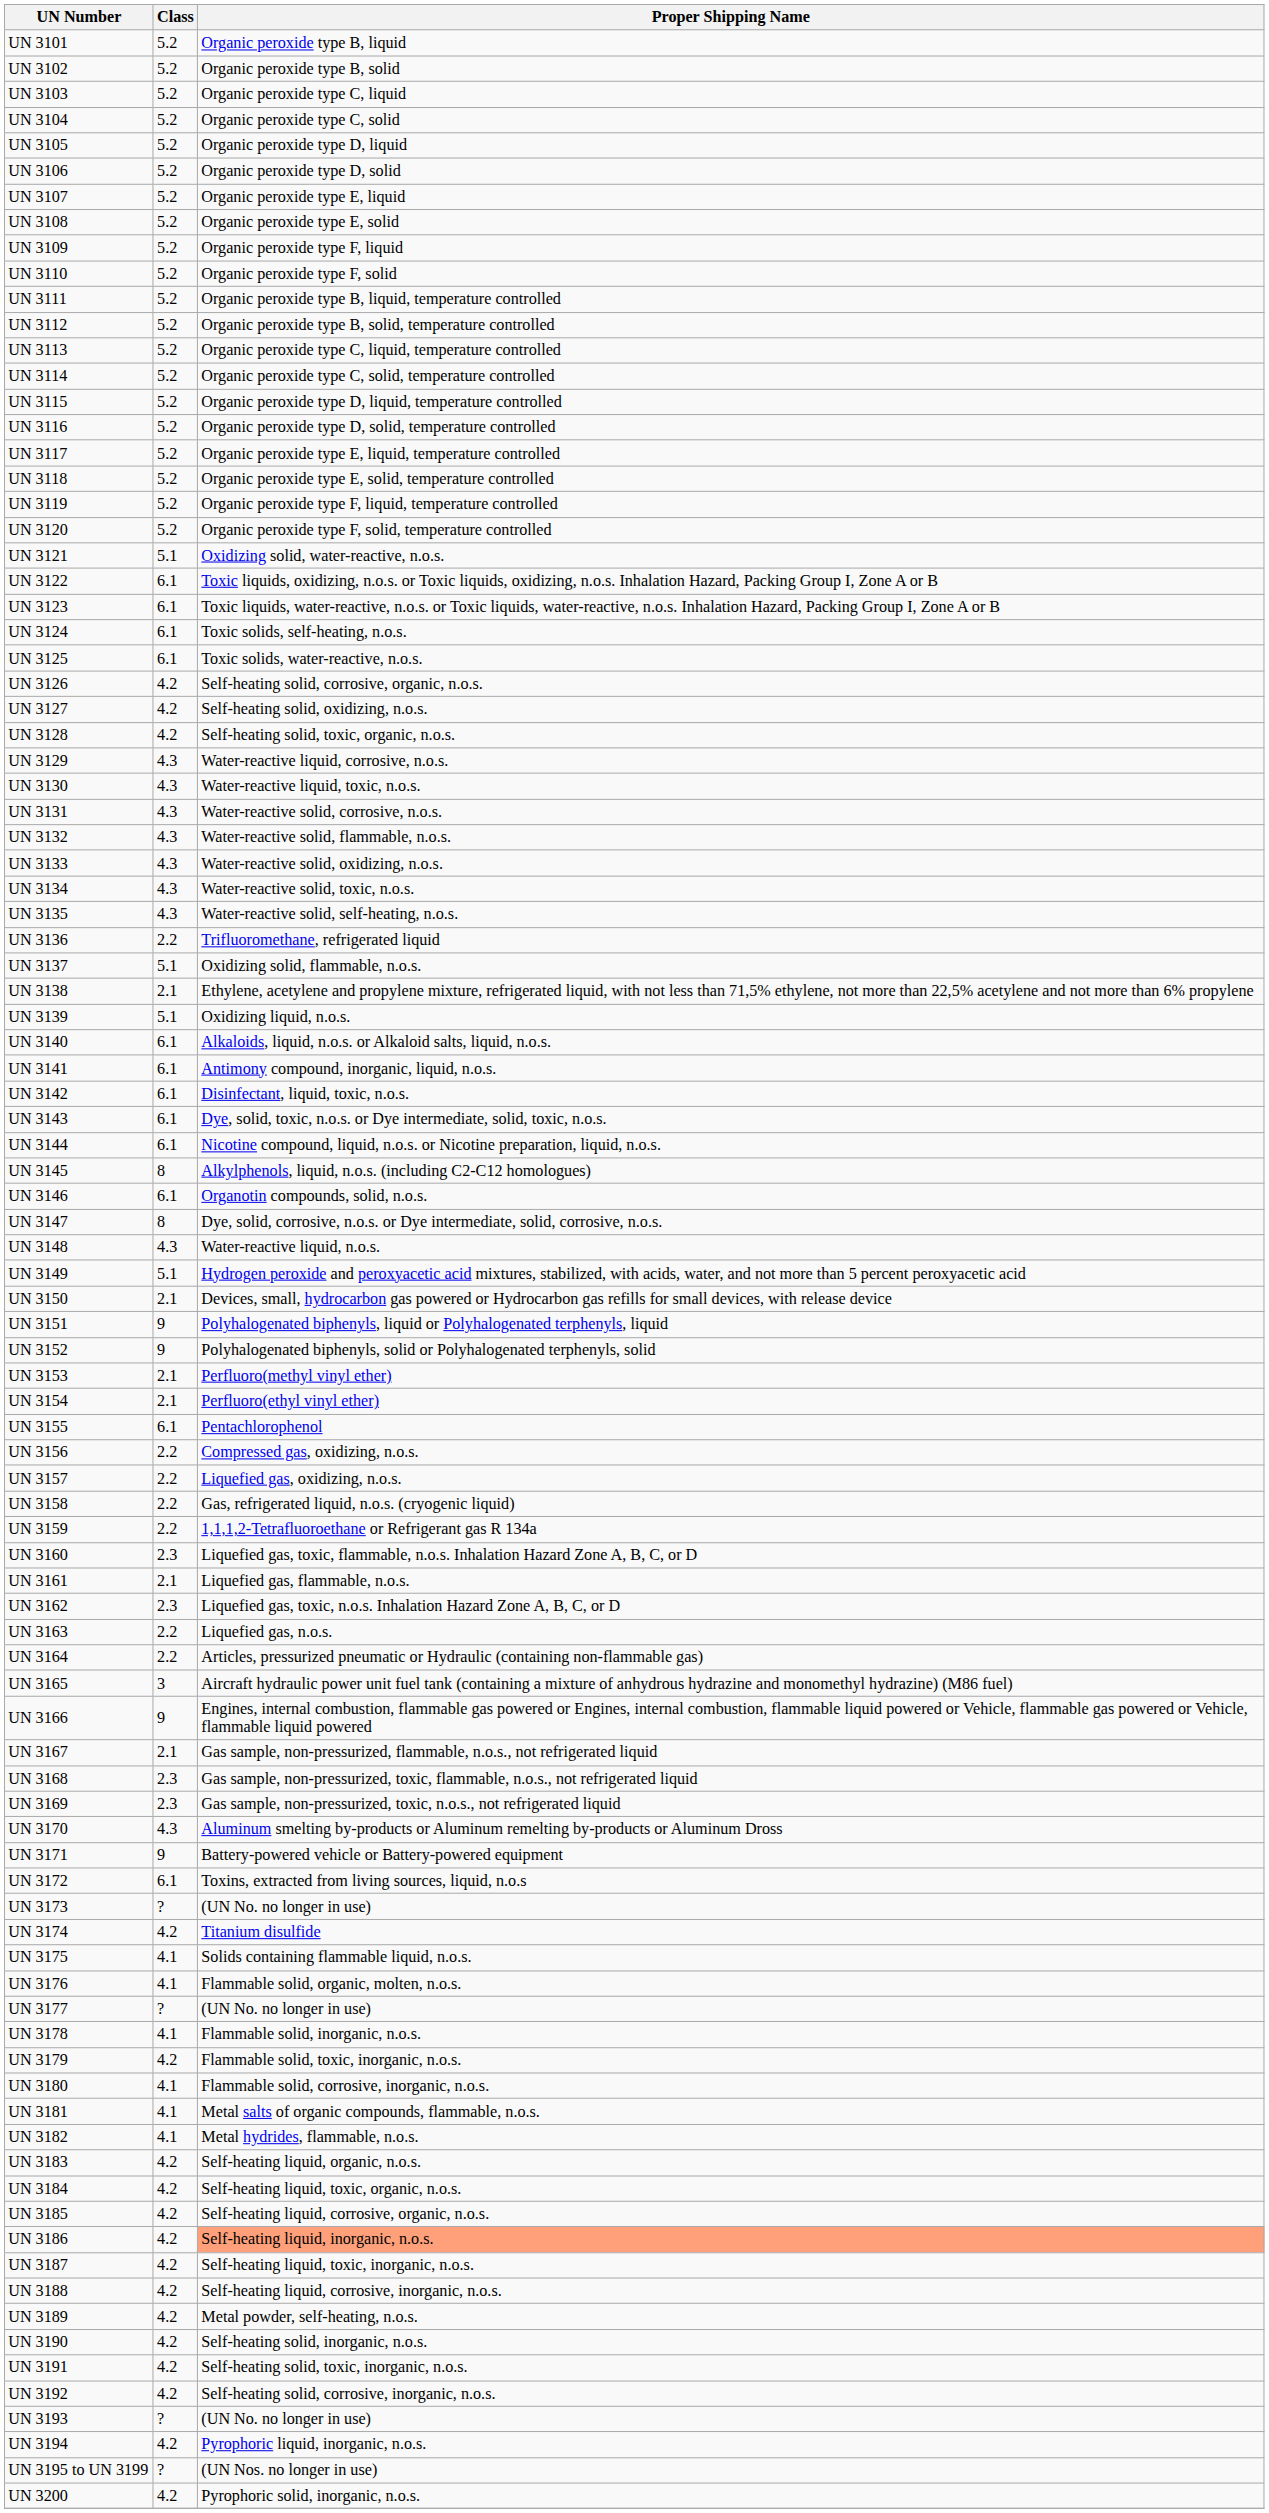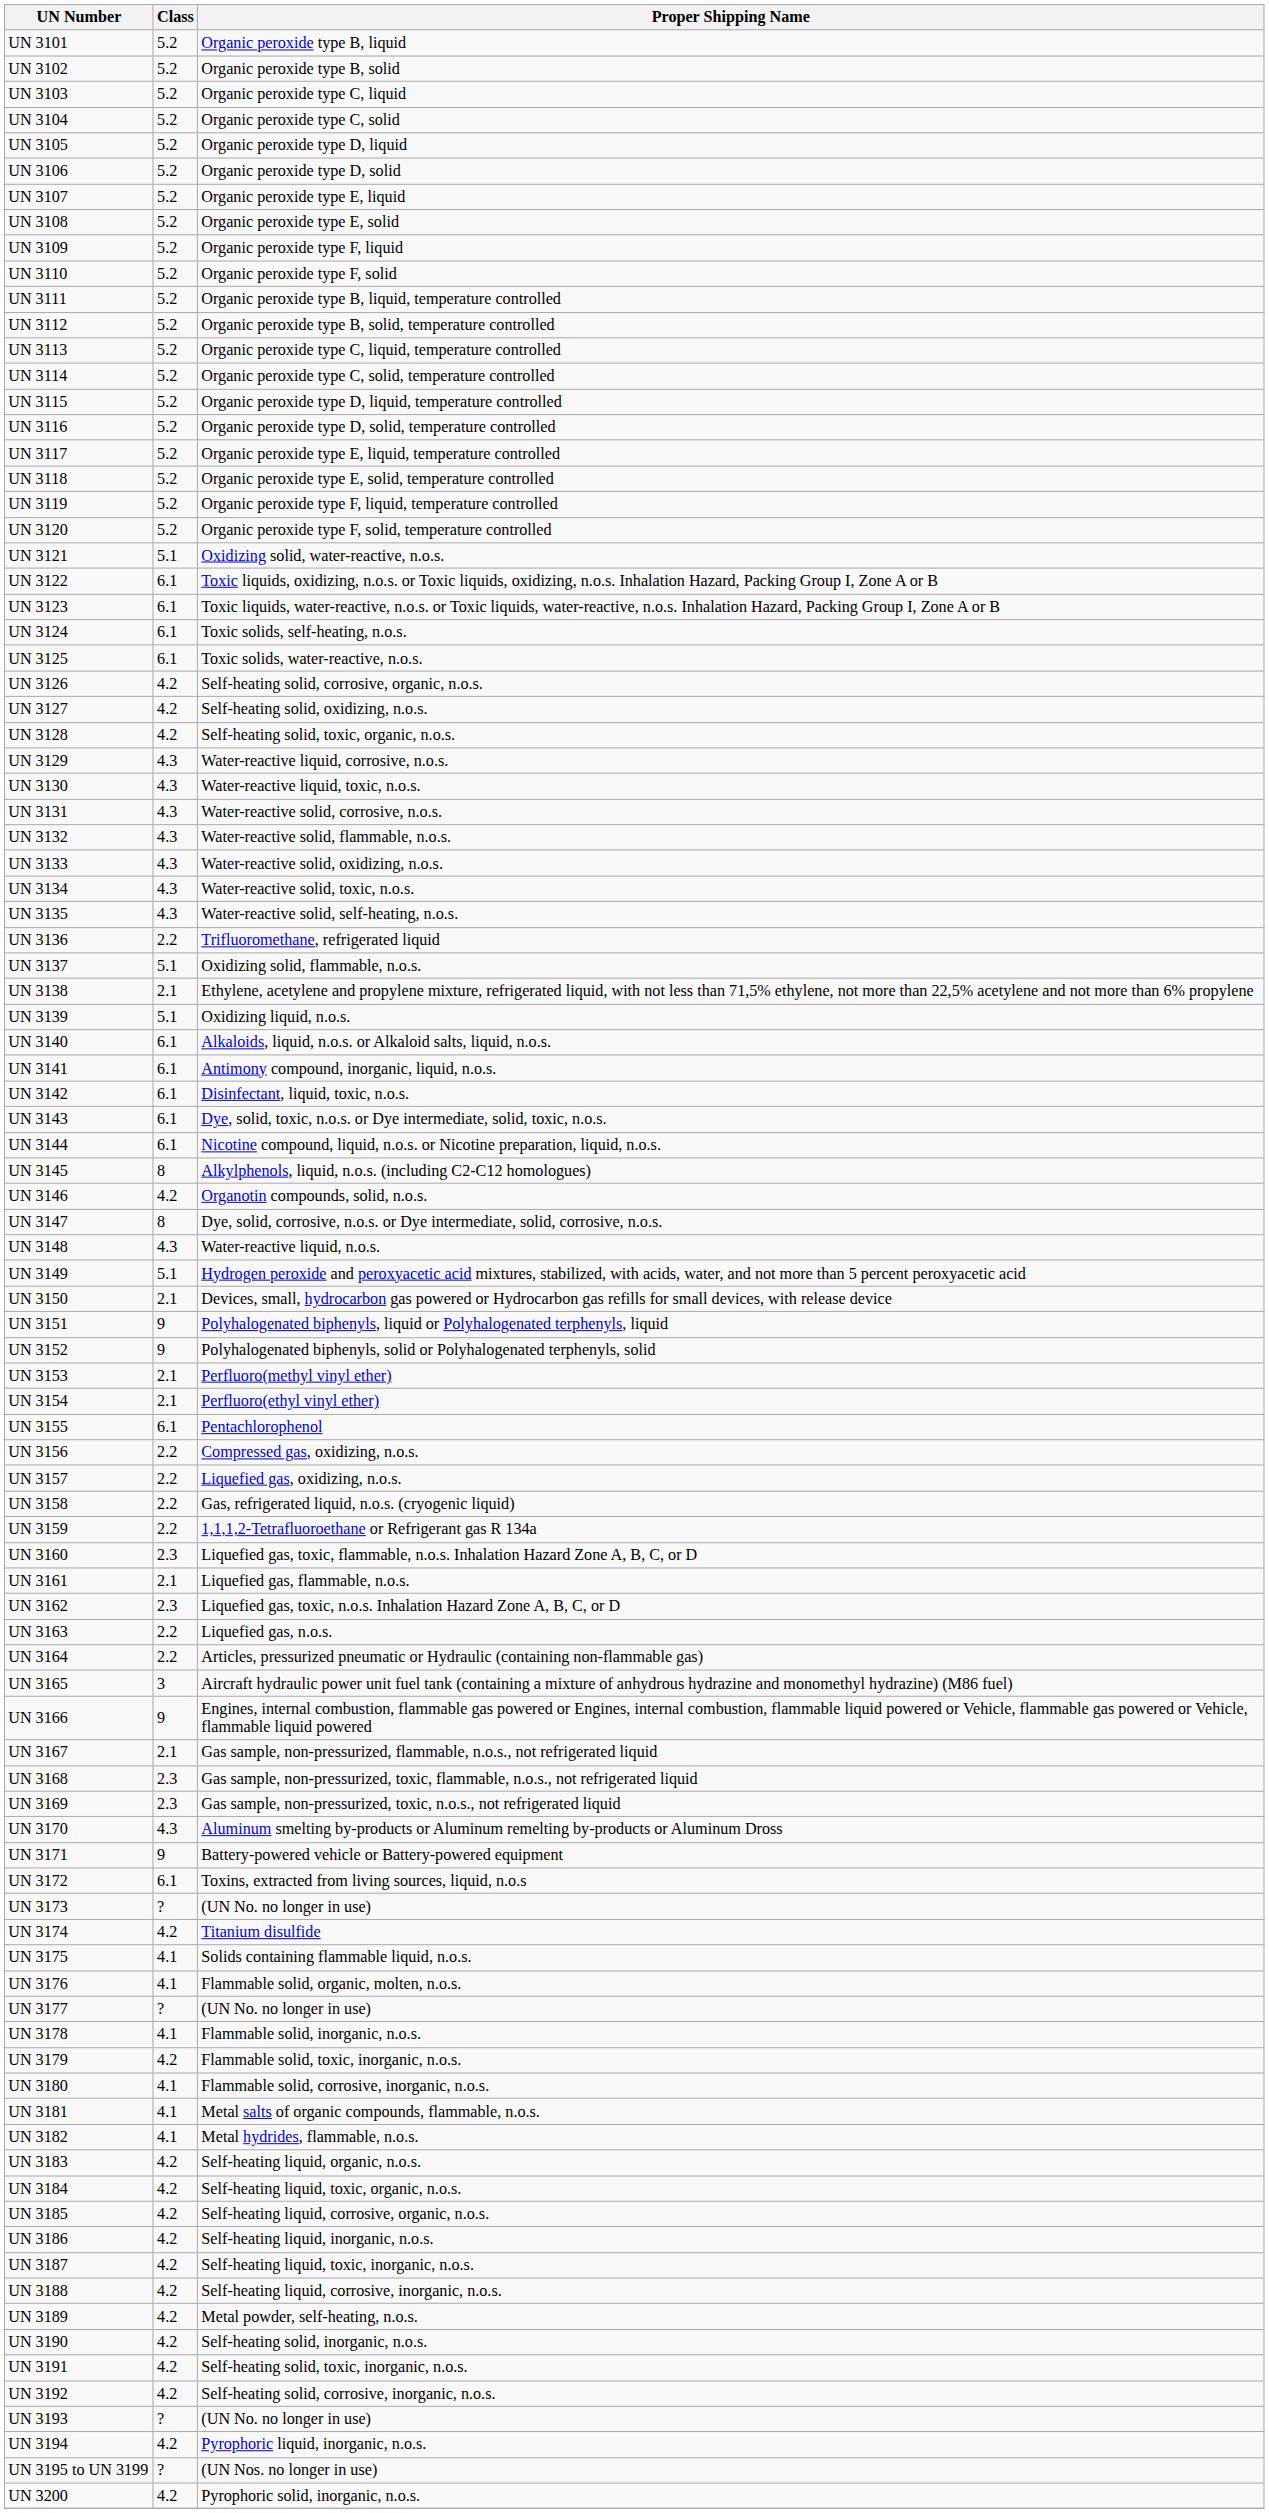(167, 1196) 6.1 -> (167, 1196) 4.2
(317, 2239) lightsalmon background -> (317, 2239) no background
